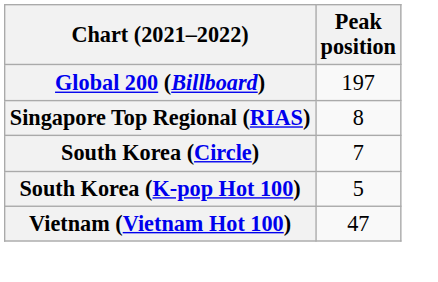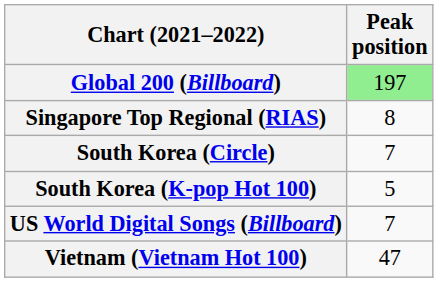(358, 82) no background -> (390, 82) lightgreen background
+ row: (176, 223)
